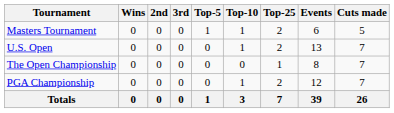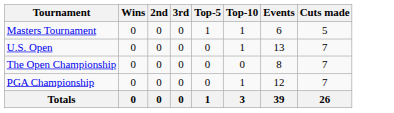- column: (279, 13)
